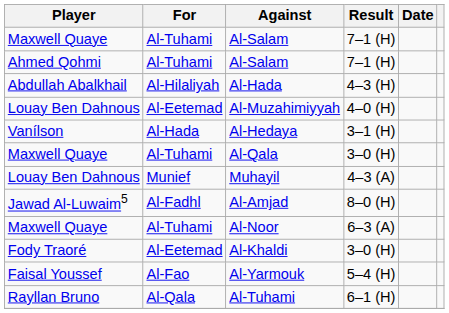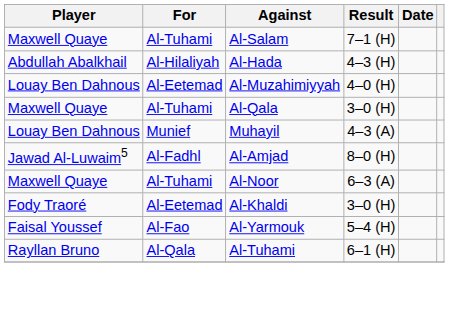- row: (54, 62)
- row: (36, 131)
